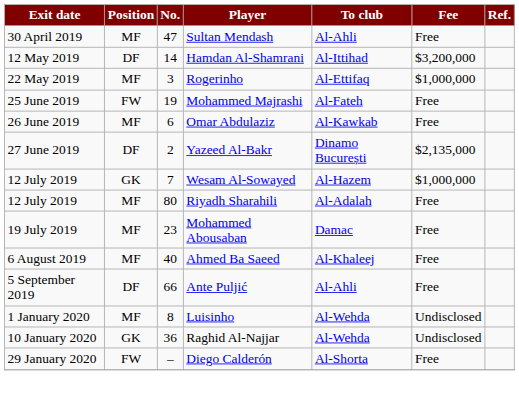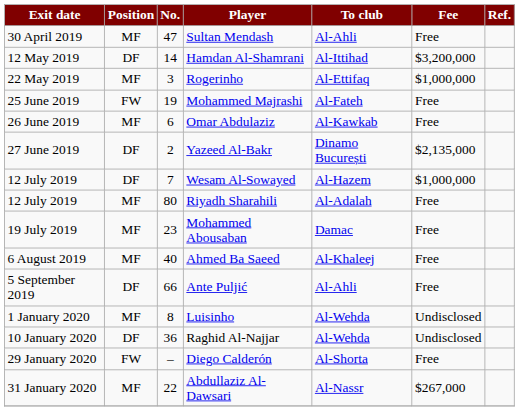(131, 179) GK -> (131, 179) DF
(131, 337) GK -> (131, 337) DF
+ row: (226, 387)
